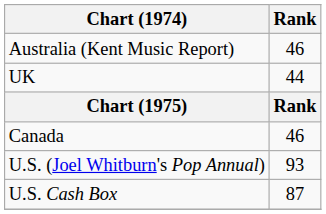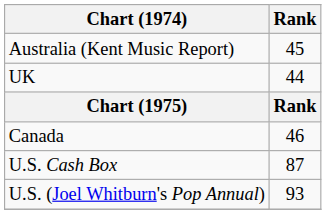(295, 48) 46 -> (295, 48) 45
rows swapped: (137, 164) <-> (63, 194)
